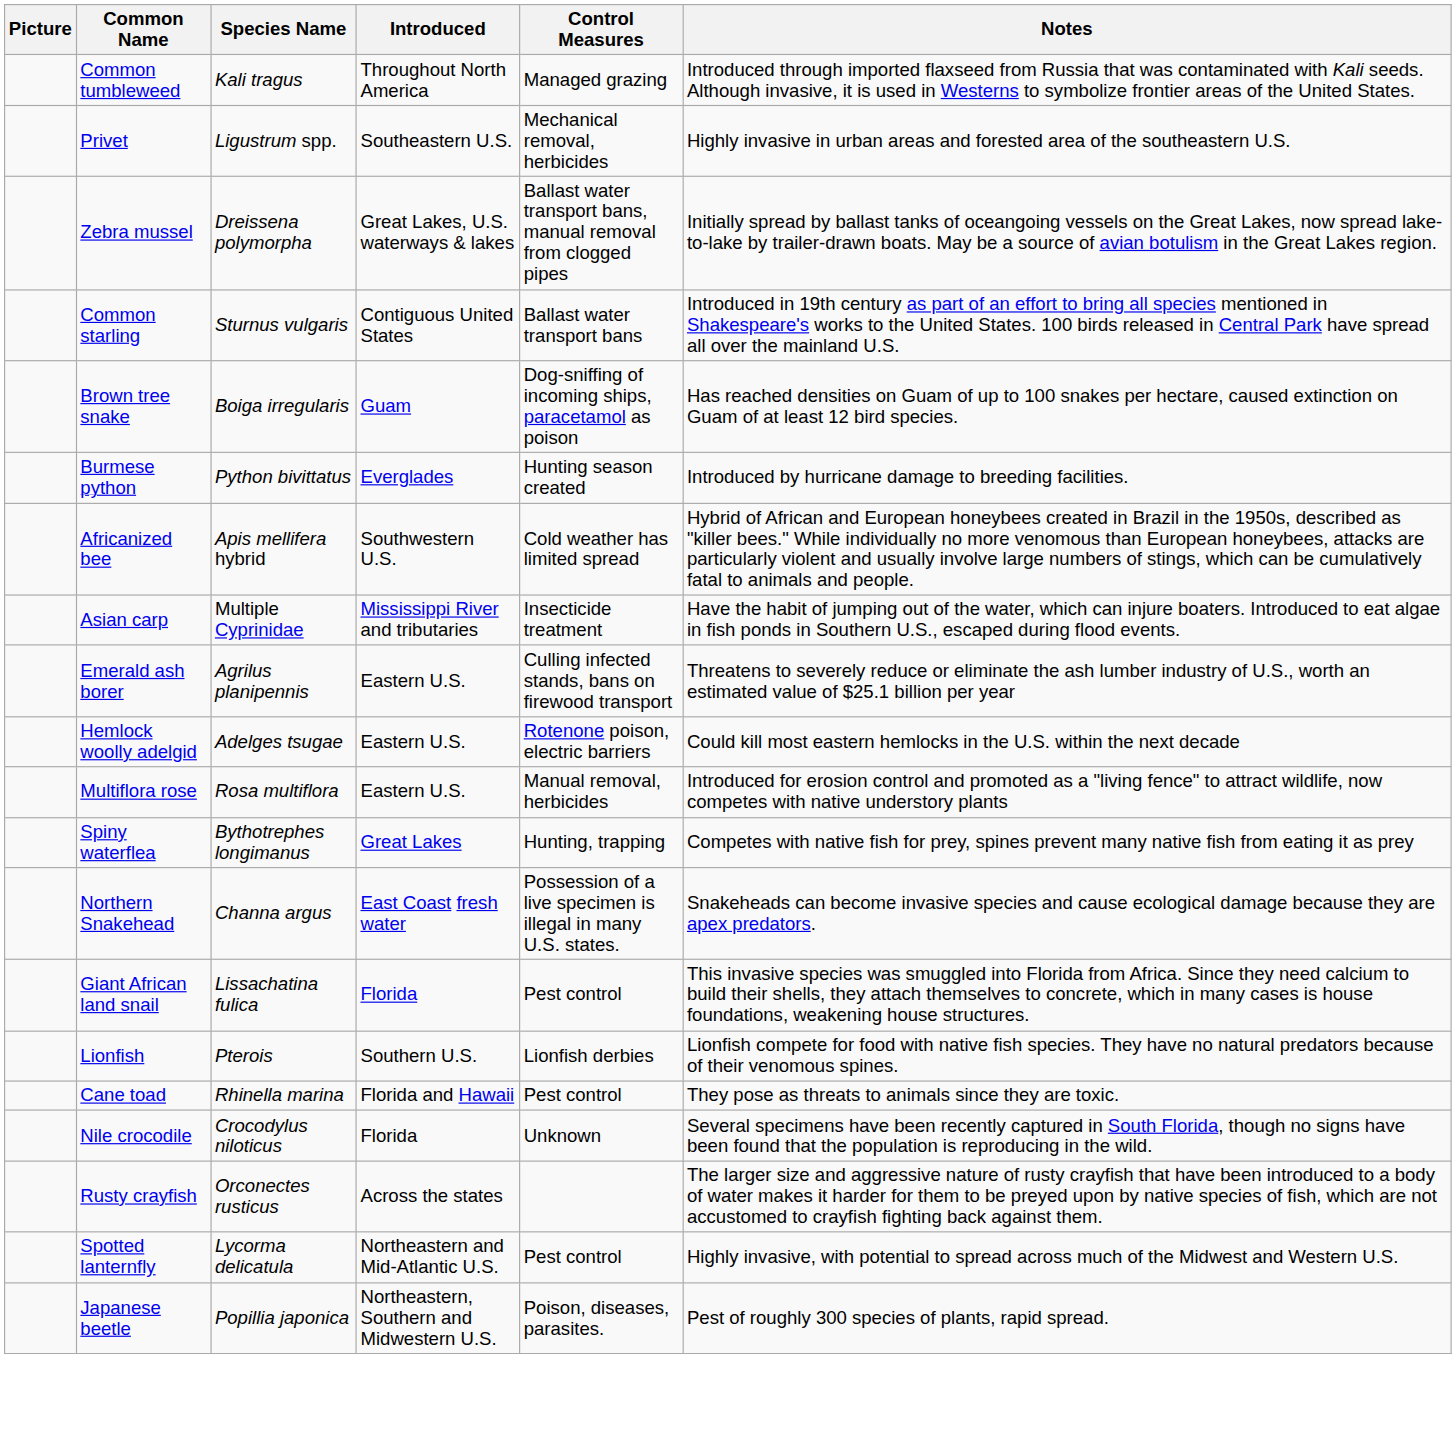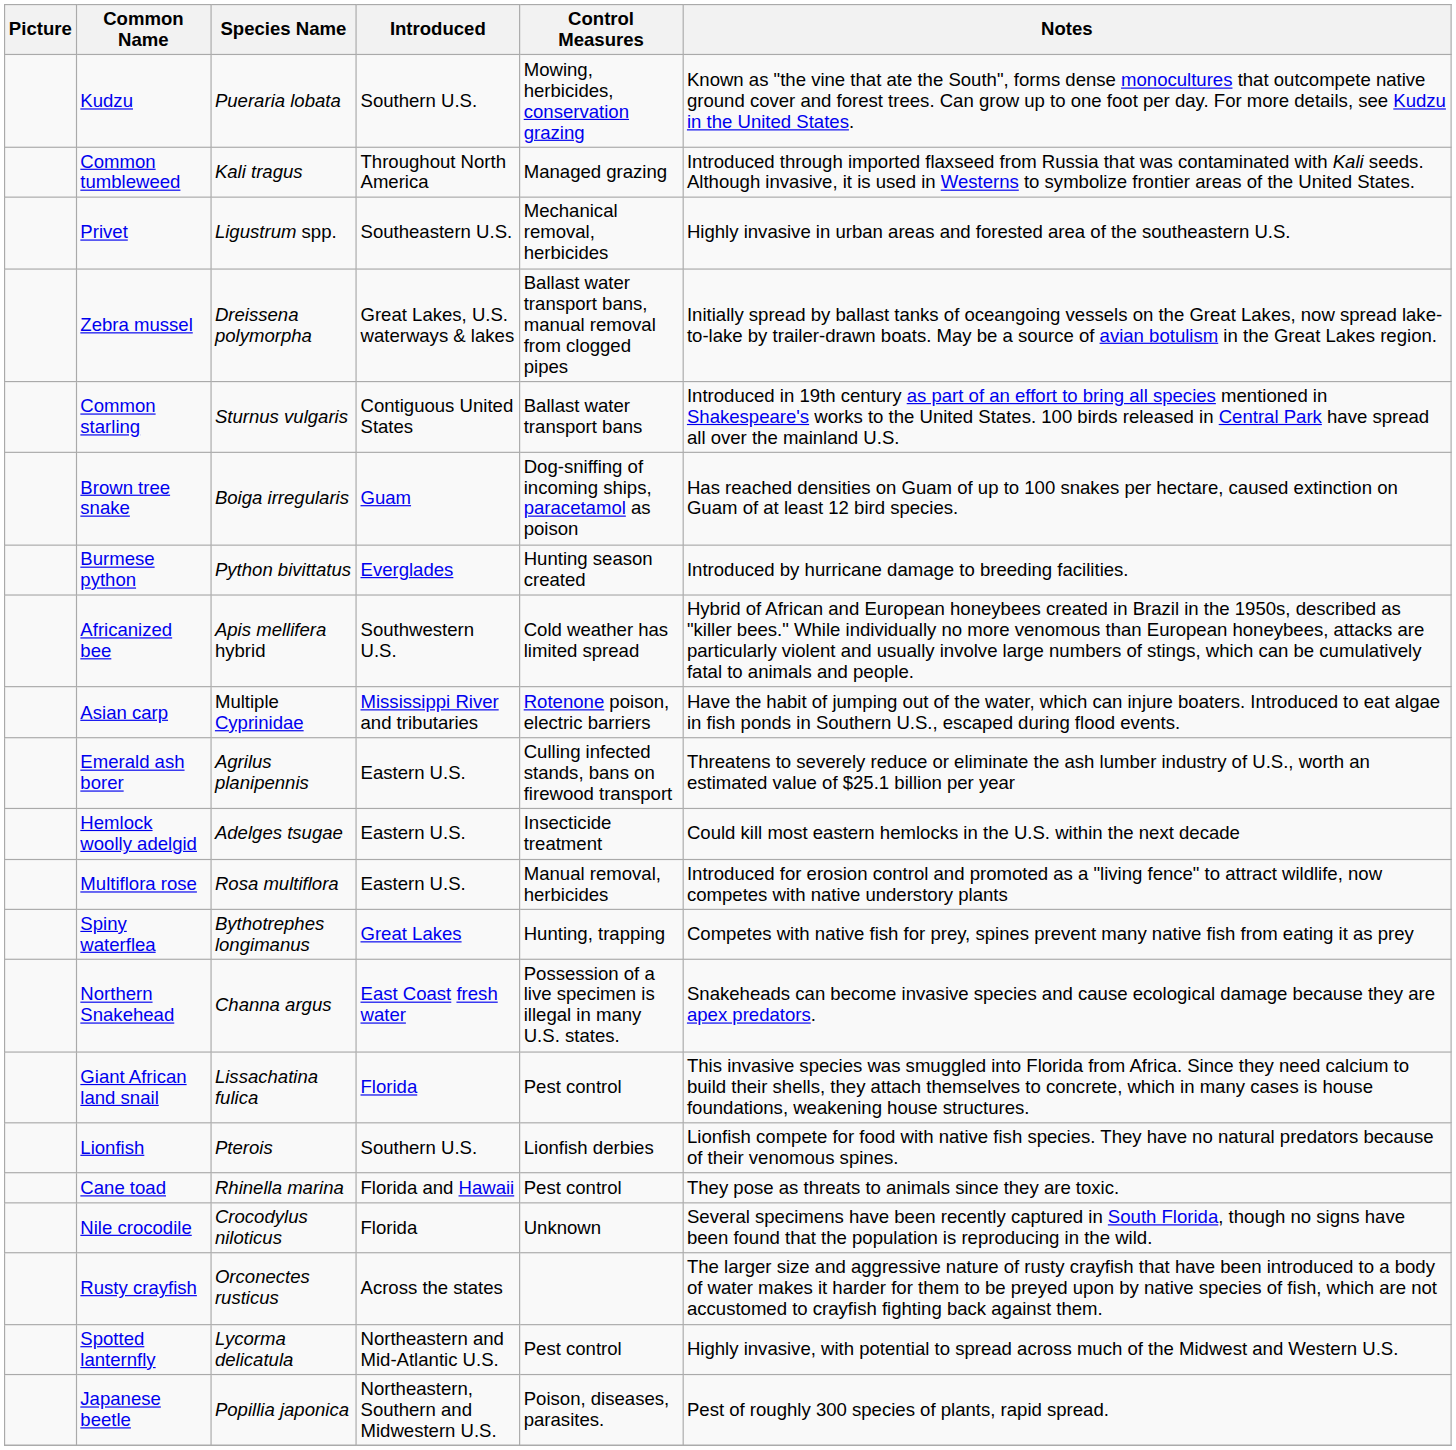+ row: (107, 100)
(568, 620) Insecticide treatment -> (596, 712) Rotenone poison, electric barriers
(596, 741) Rotenone poison, electric barriers -> (568, 833) Insecticide treatment
